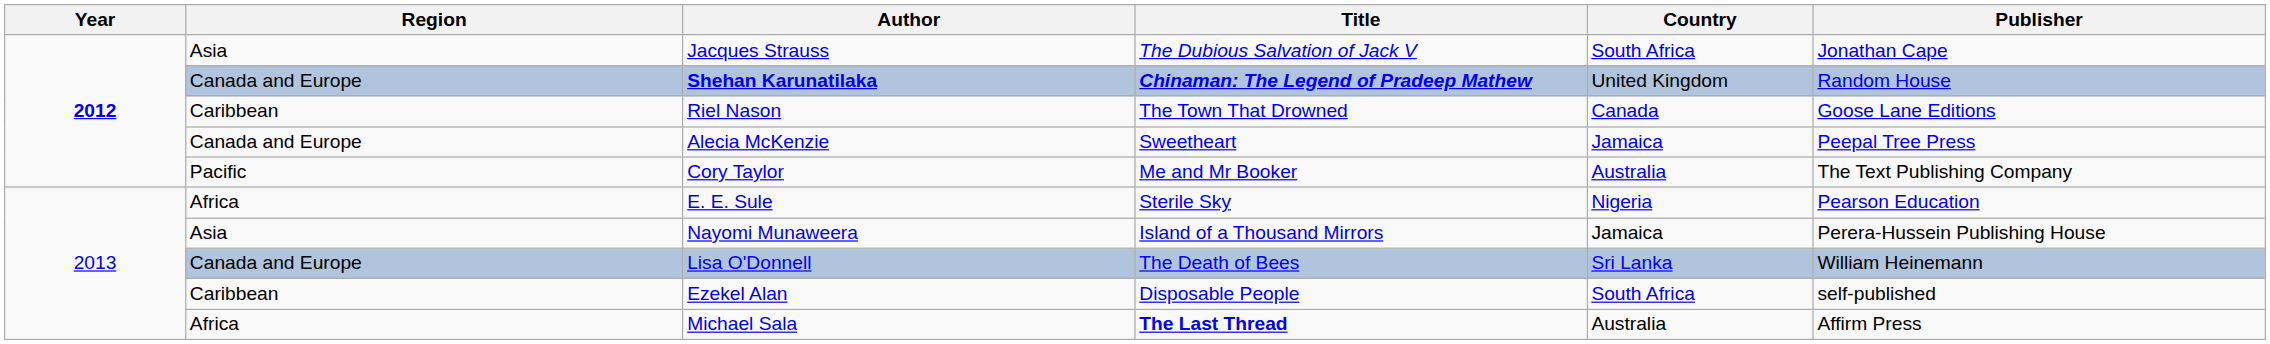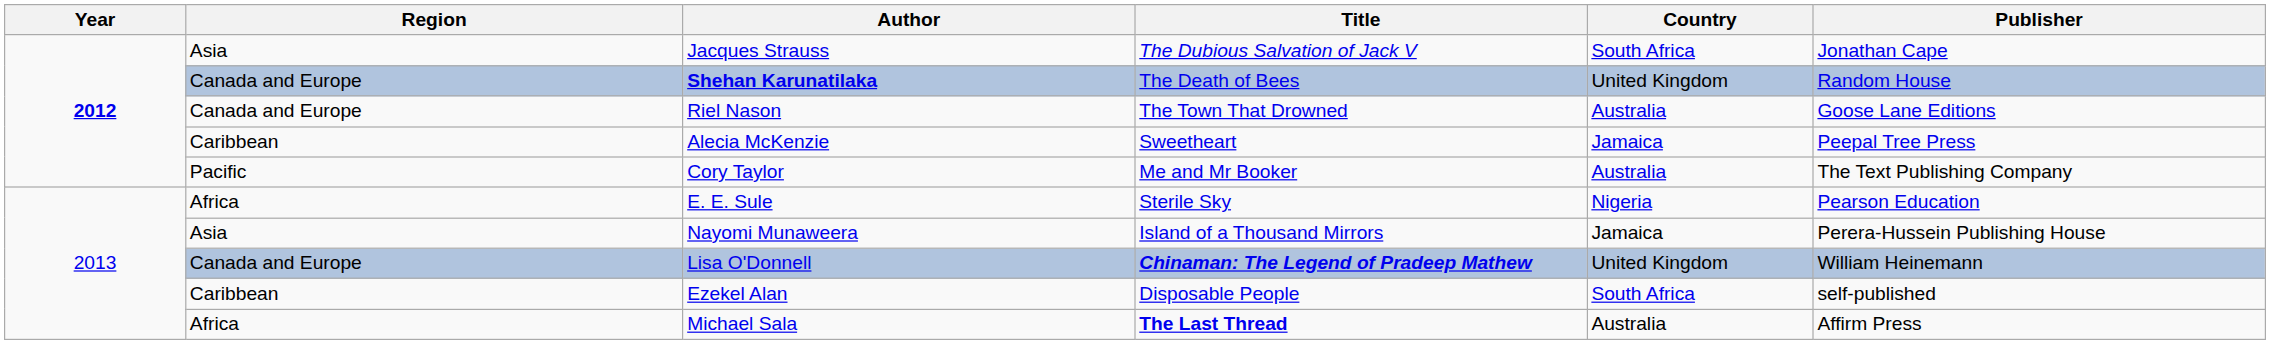(1336, 80) Chinaman: The Legend of Pradeep Mathew -> (1219, 80) The Death of Bees
(234, 111) Caribbean -> (276, 111) Canada and Europe
(1625, 111) Canada -> (1629, 111) Australia
(276, 141) Canada and Europe -> (234, 141) Caribbean
(1219, 263) The Death of Bees -> (1336, 263) Chinaman: The Legend of Pradeep Mathew
(1632, 263) Sri Lanka -> (1660, 263) United Kingdom
